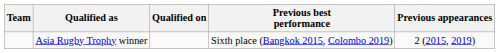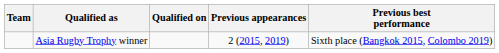columns swapped: (445, 18) <-> (302, 18)
